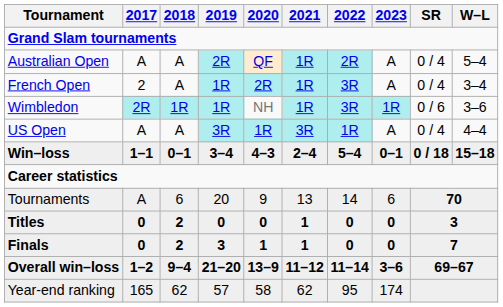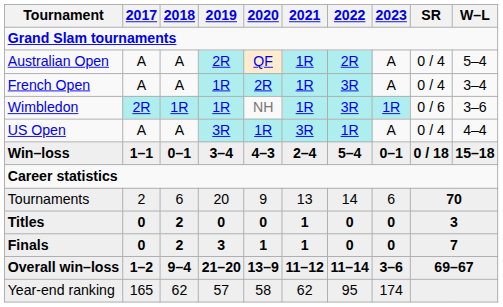(141, 84) 2 -> (141, 84) A
(141, 198) A -> (141, 198) 2
